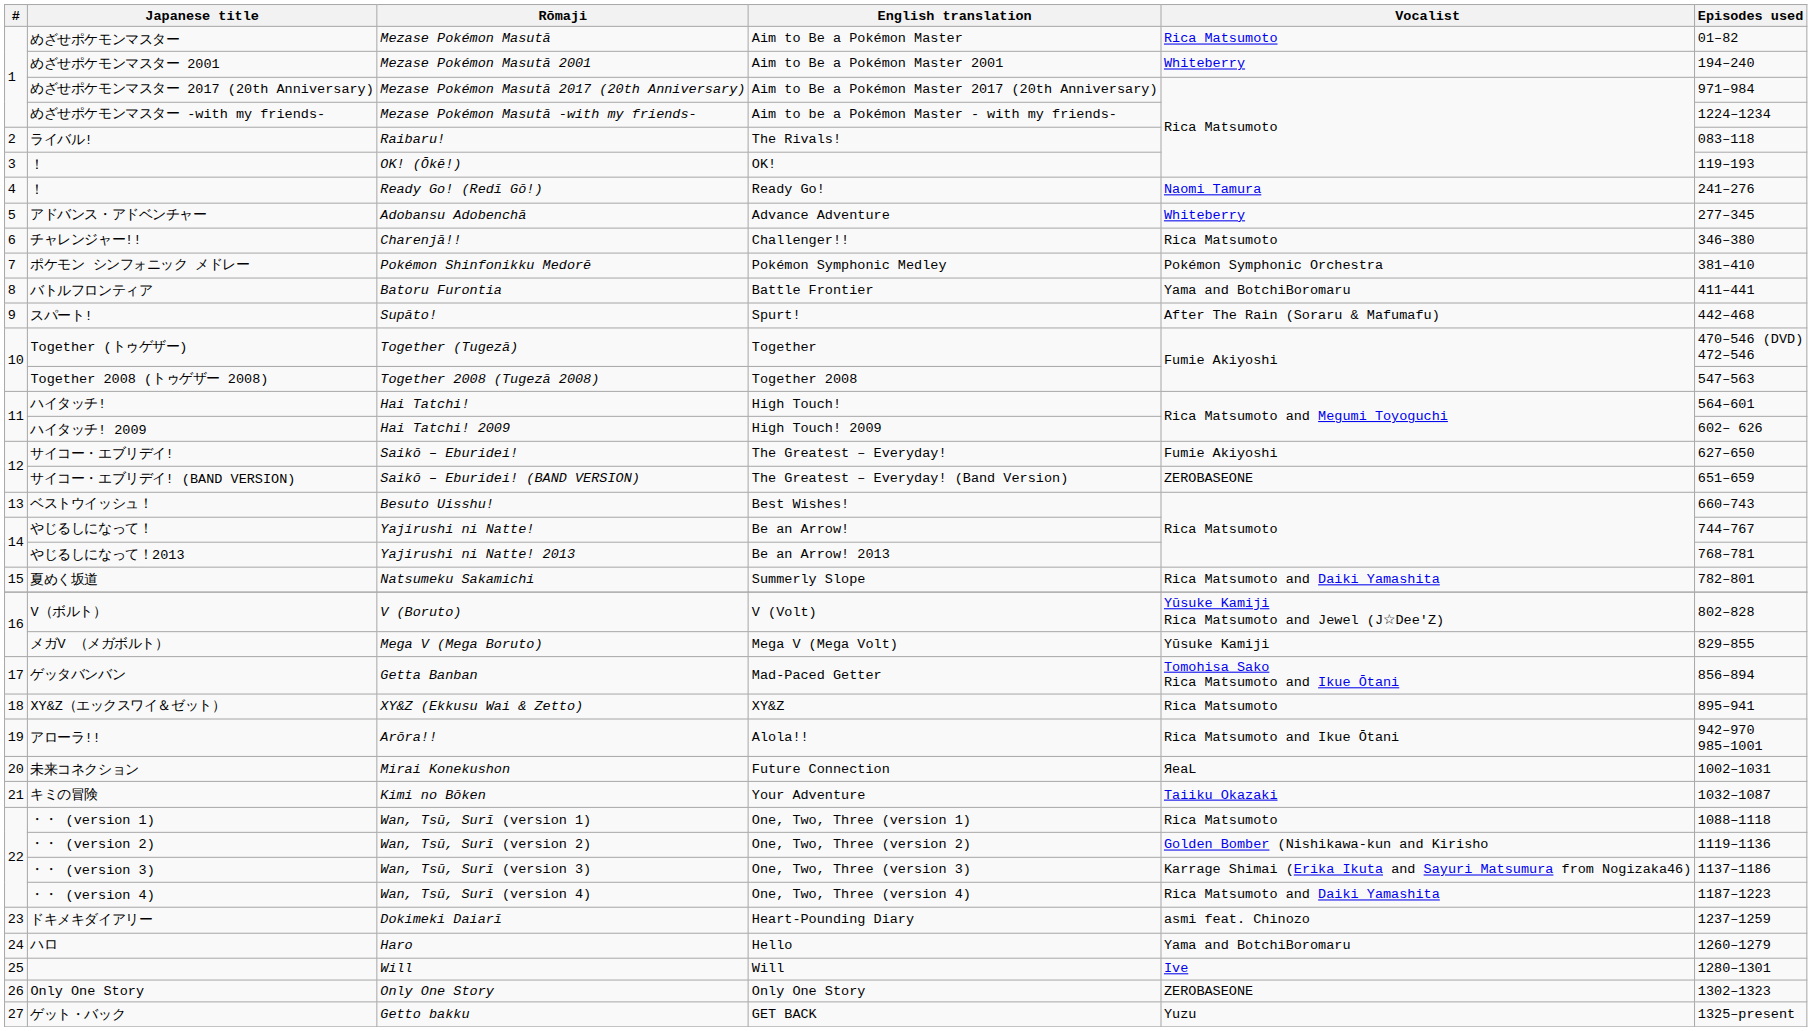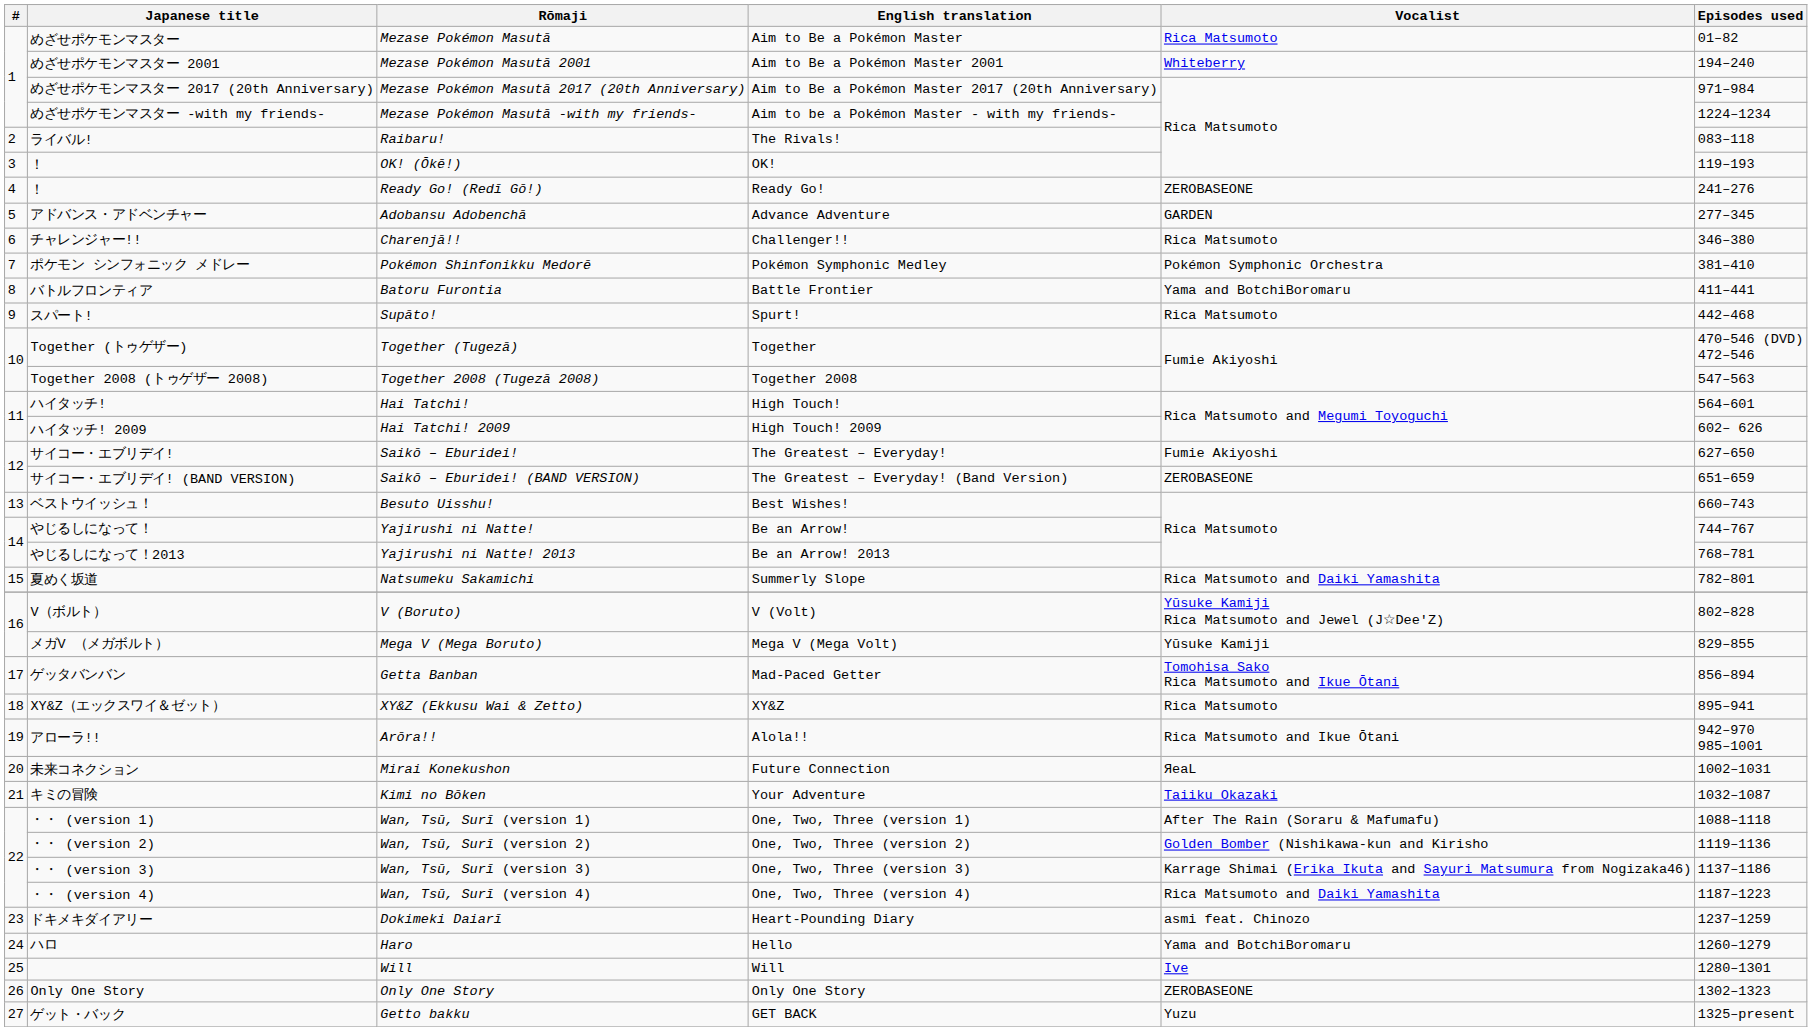(1213, 190) Naomi Tamura -> (1209, 190) ZEROBASEONE
(1205, 215) Whiteberry -> (1188, 215) GARDEN
(1302, 316) After The Rain (Soraru & Mafumafu) -> (1221, 316) Rica Matsumoto
(1221, 820) Rica Matsumoto -> (1302, 820) After The Rain (Soraru & Mafumafu)
